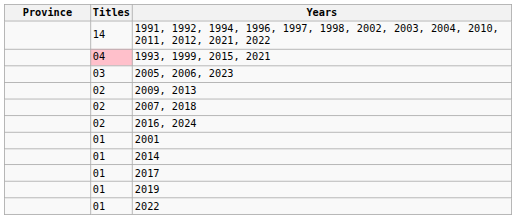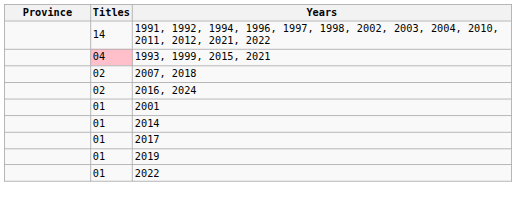- row: (184, 74)
- row: (166, 91)
